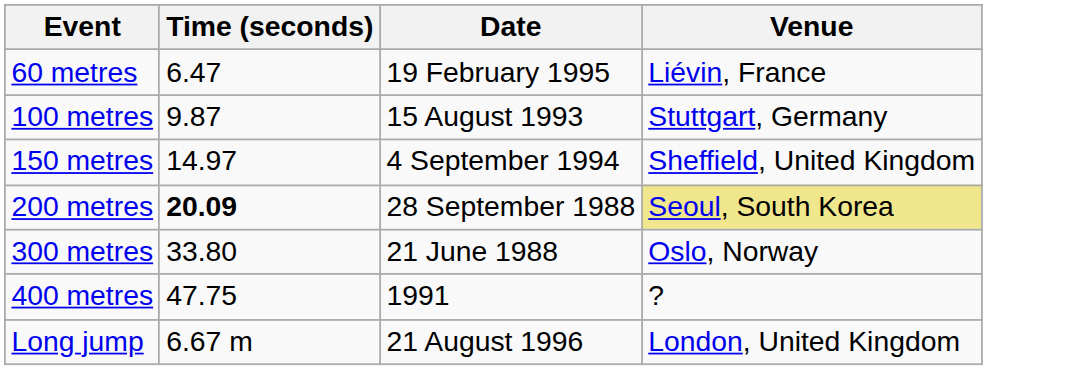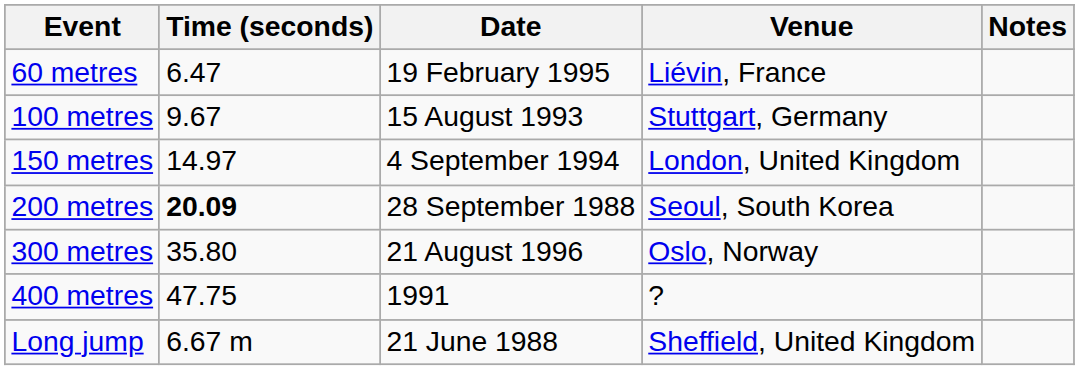+ column: (1028, 26)
(194, 116) 9.87 -> (194, 116) 9.67
(812, 161) Sheffield, United Kingdom -> (804, 161) London, United Kingdom
(771, 206) khaki background -> (771, 206) no background
(202, 251) 33.80 -> (202, 251) 35.80
(472, 251) 21 June 1988 -> (485, 251) 21 August 1996
(485, 341) 21 August 1996 -> (472, 341) 21 June 1988
(804, 341) London, United Kingdom -> (812, 341) Sheffield, United Kingdom
